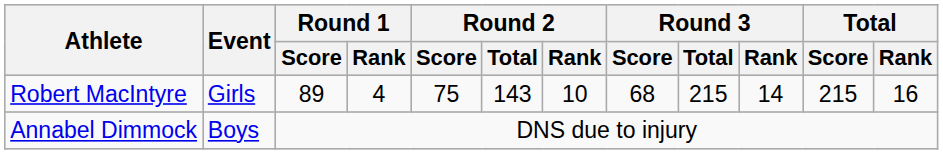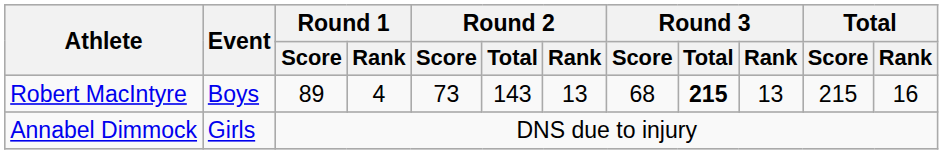(232, 94) Girls -> (233, 94) Boys
(446, 94) 75 -> (446, 94) 73
(575, 94) 10 -> (575, 94) 13
(708, 94) normal -> (708, 94) bold
(771, 94) 14 -> (771, 94) 13
(233, 131) Boys -> (232, 131) Girls
